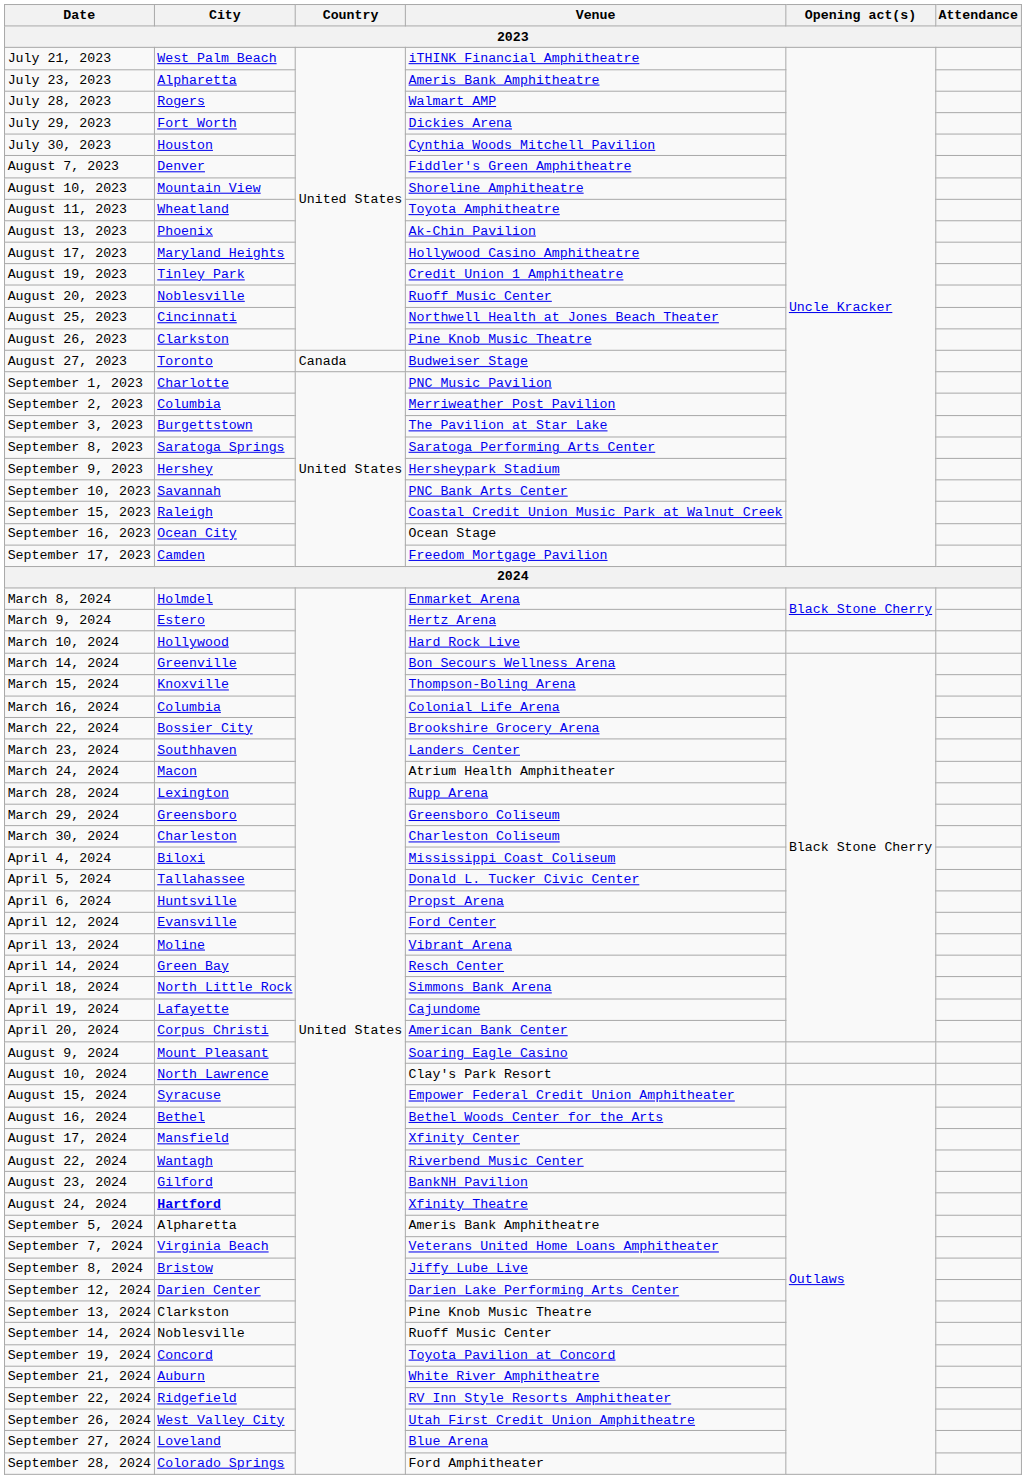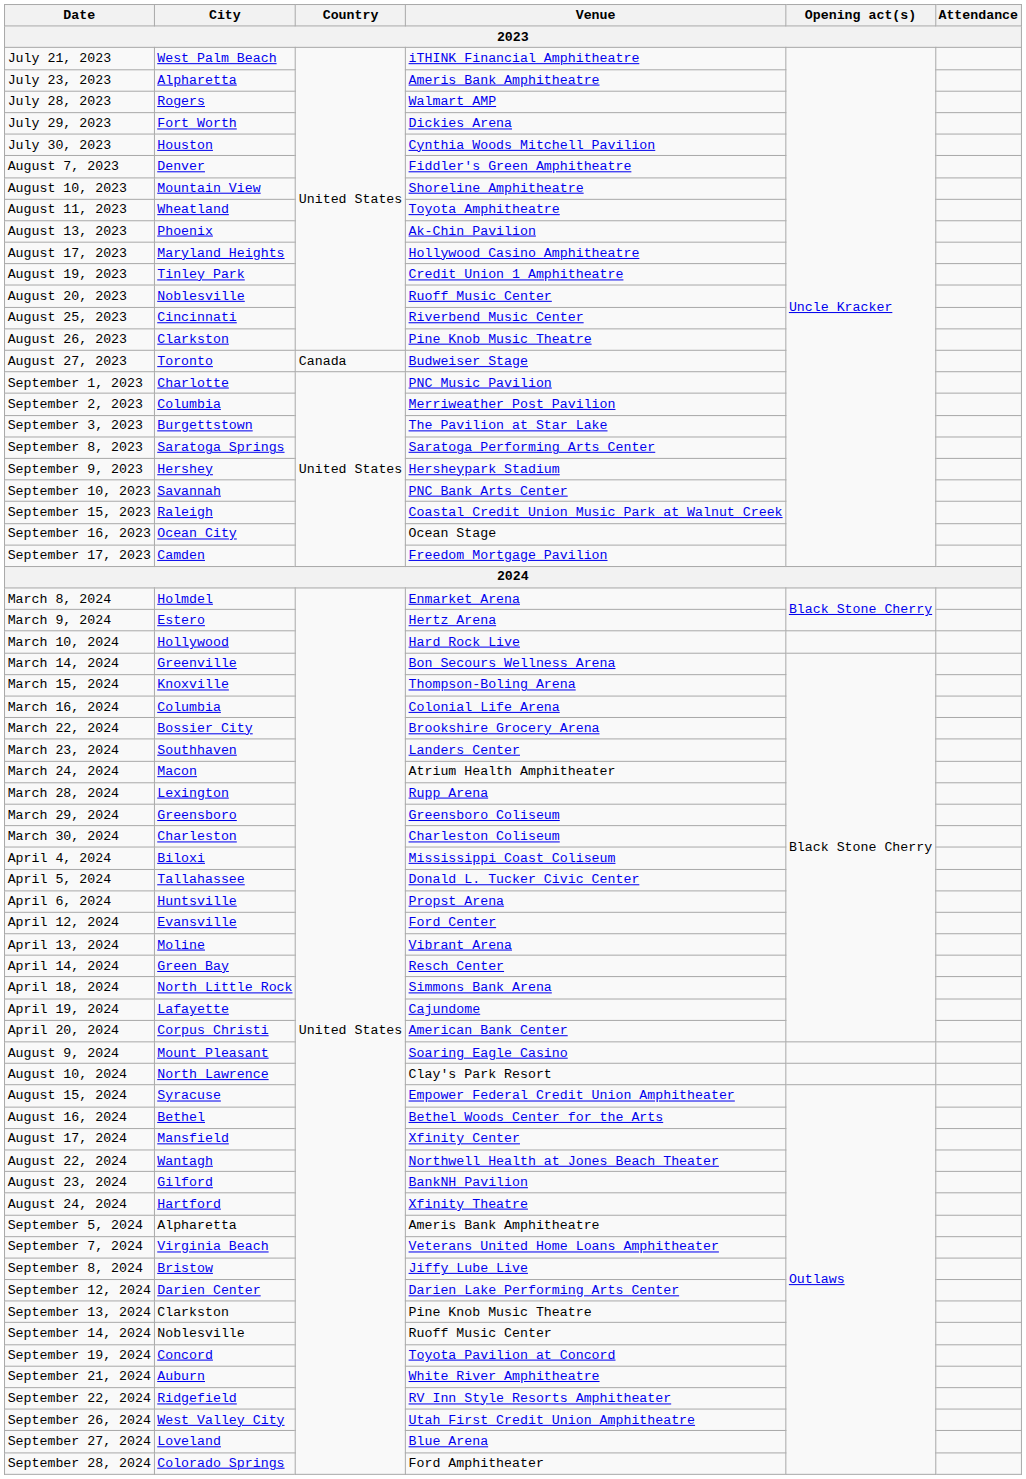(564, 318) Northwell Health at Jones Beach Theater -> (496, 318) Riverbend Music Center
(496, 1161) Riverbend Music Center -> (564, 1161) Northwell Health at Jones Beach Theater
(189, 1204) bold -> (189, 1204) normal
